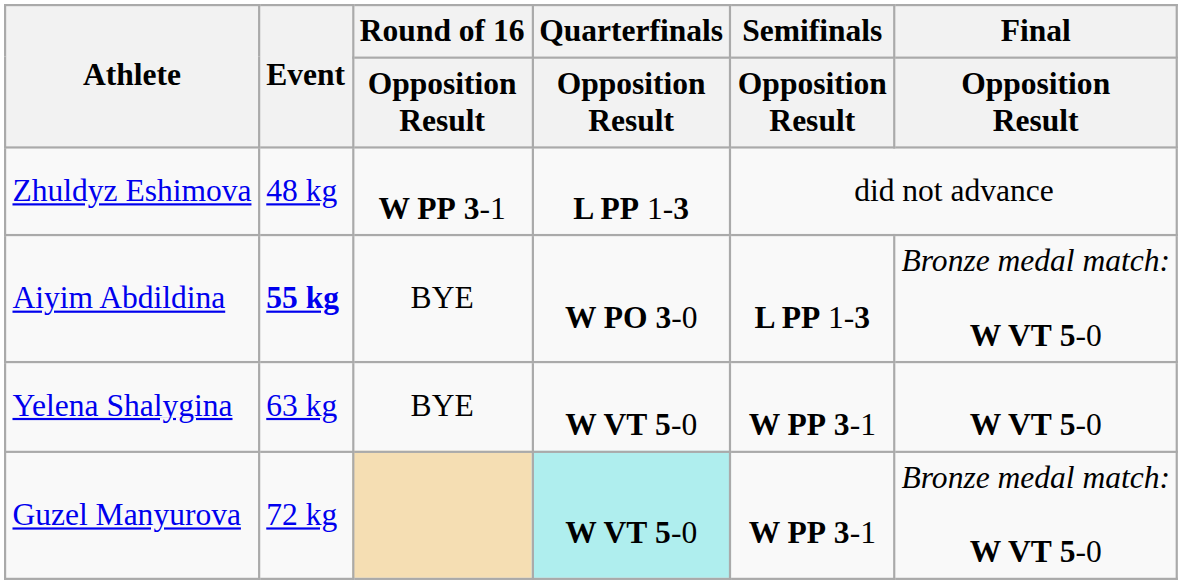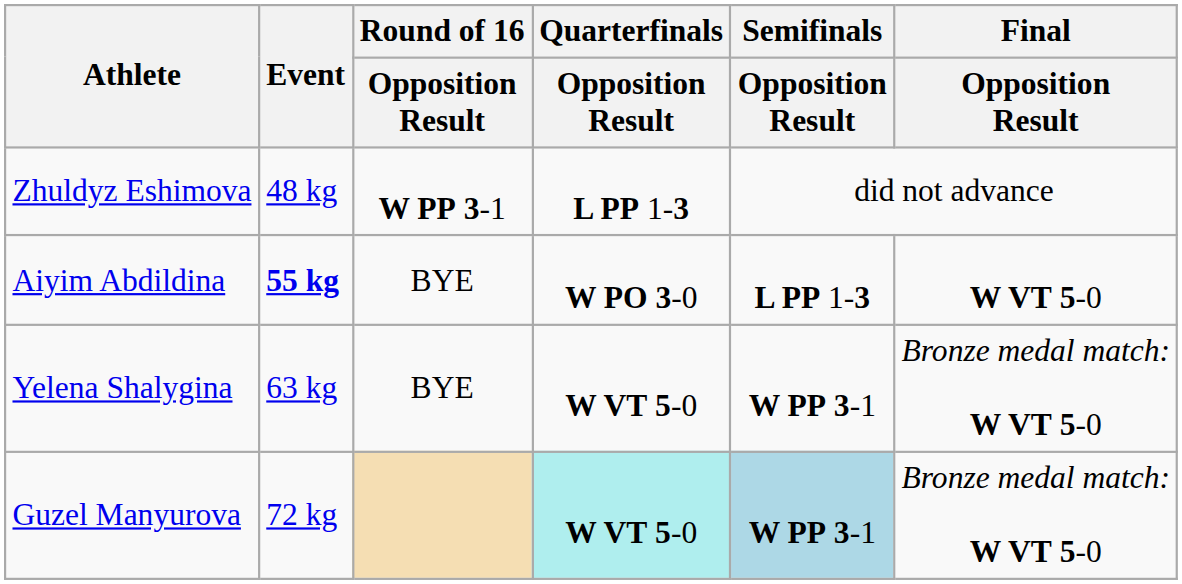(1036, 298) Bronze medal match: W VT 5-0 -> (1036, 298) W VT 5-0
(1036, 425) W VT 5-0 -> (1036, 387) Bronze medal match: W VT 5-0
(812, 532) no background -> (812, 532) lightblue background
